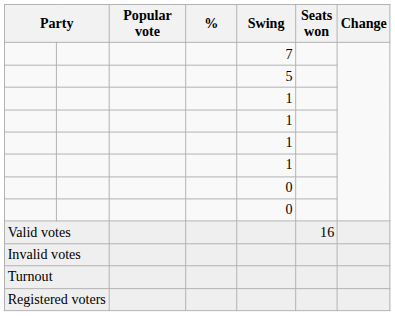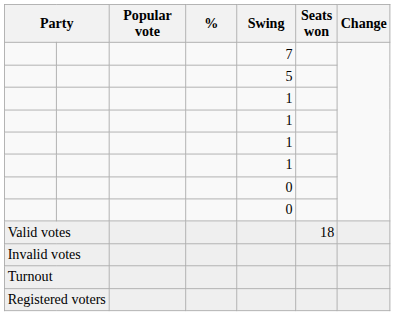(327, 232) 16 -> (327, 232) 18
